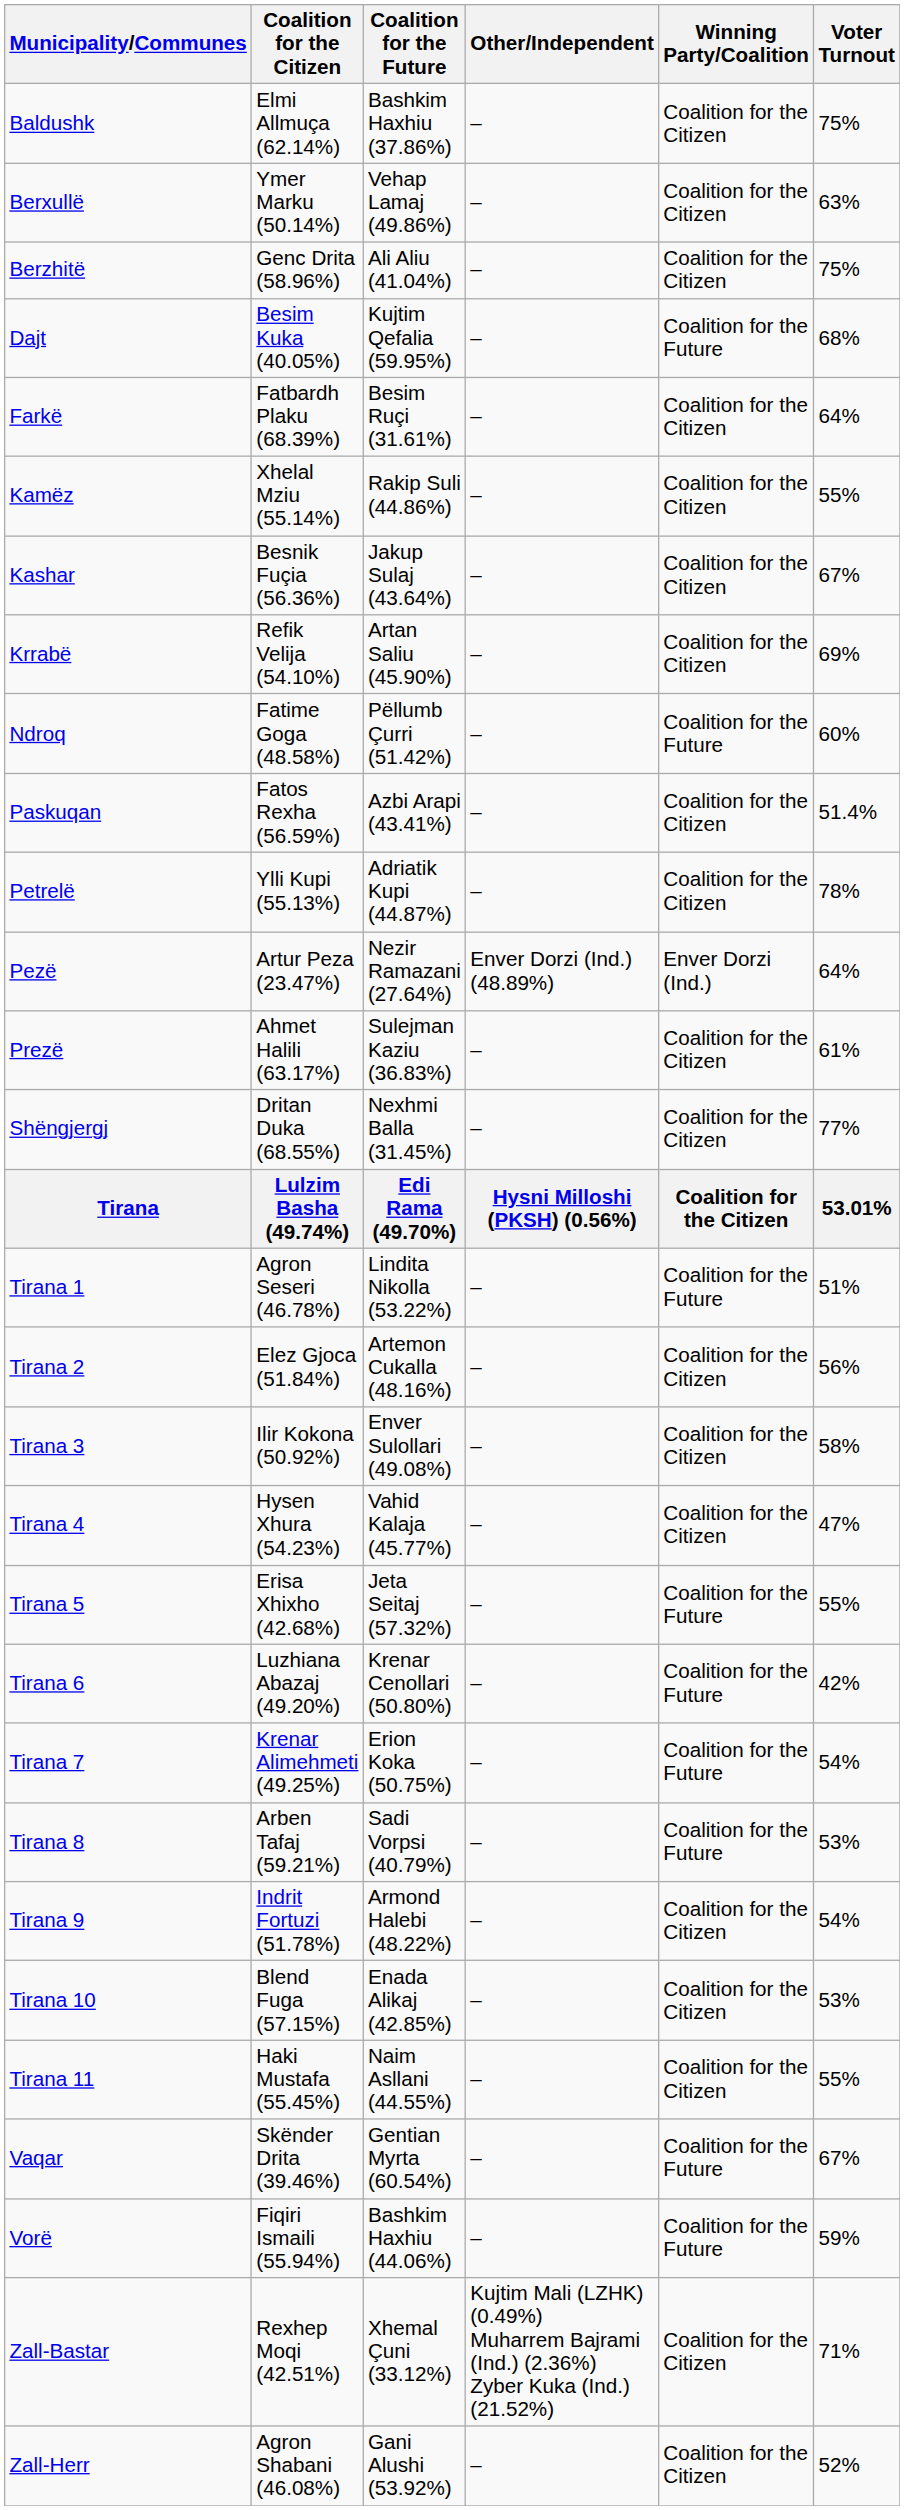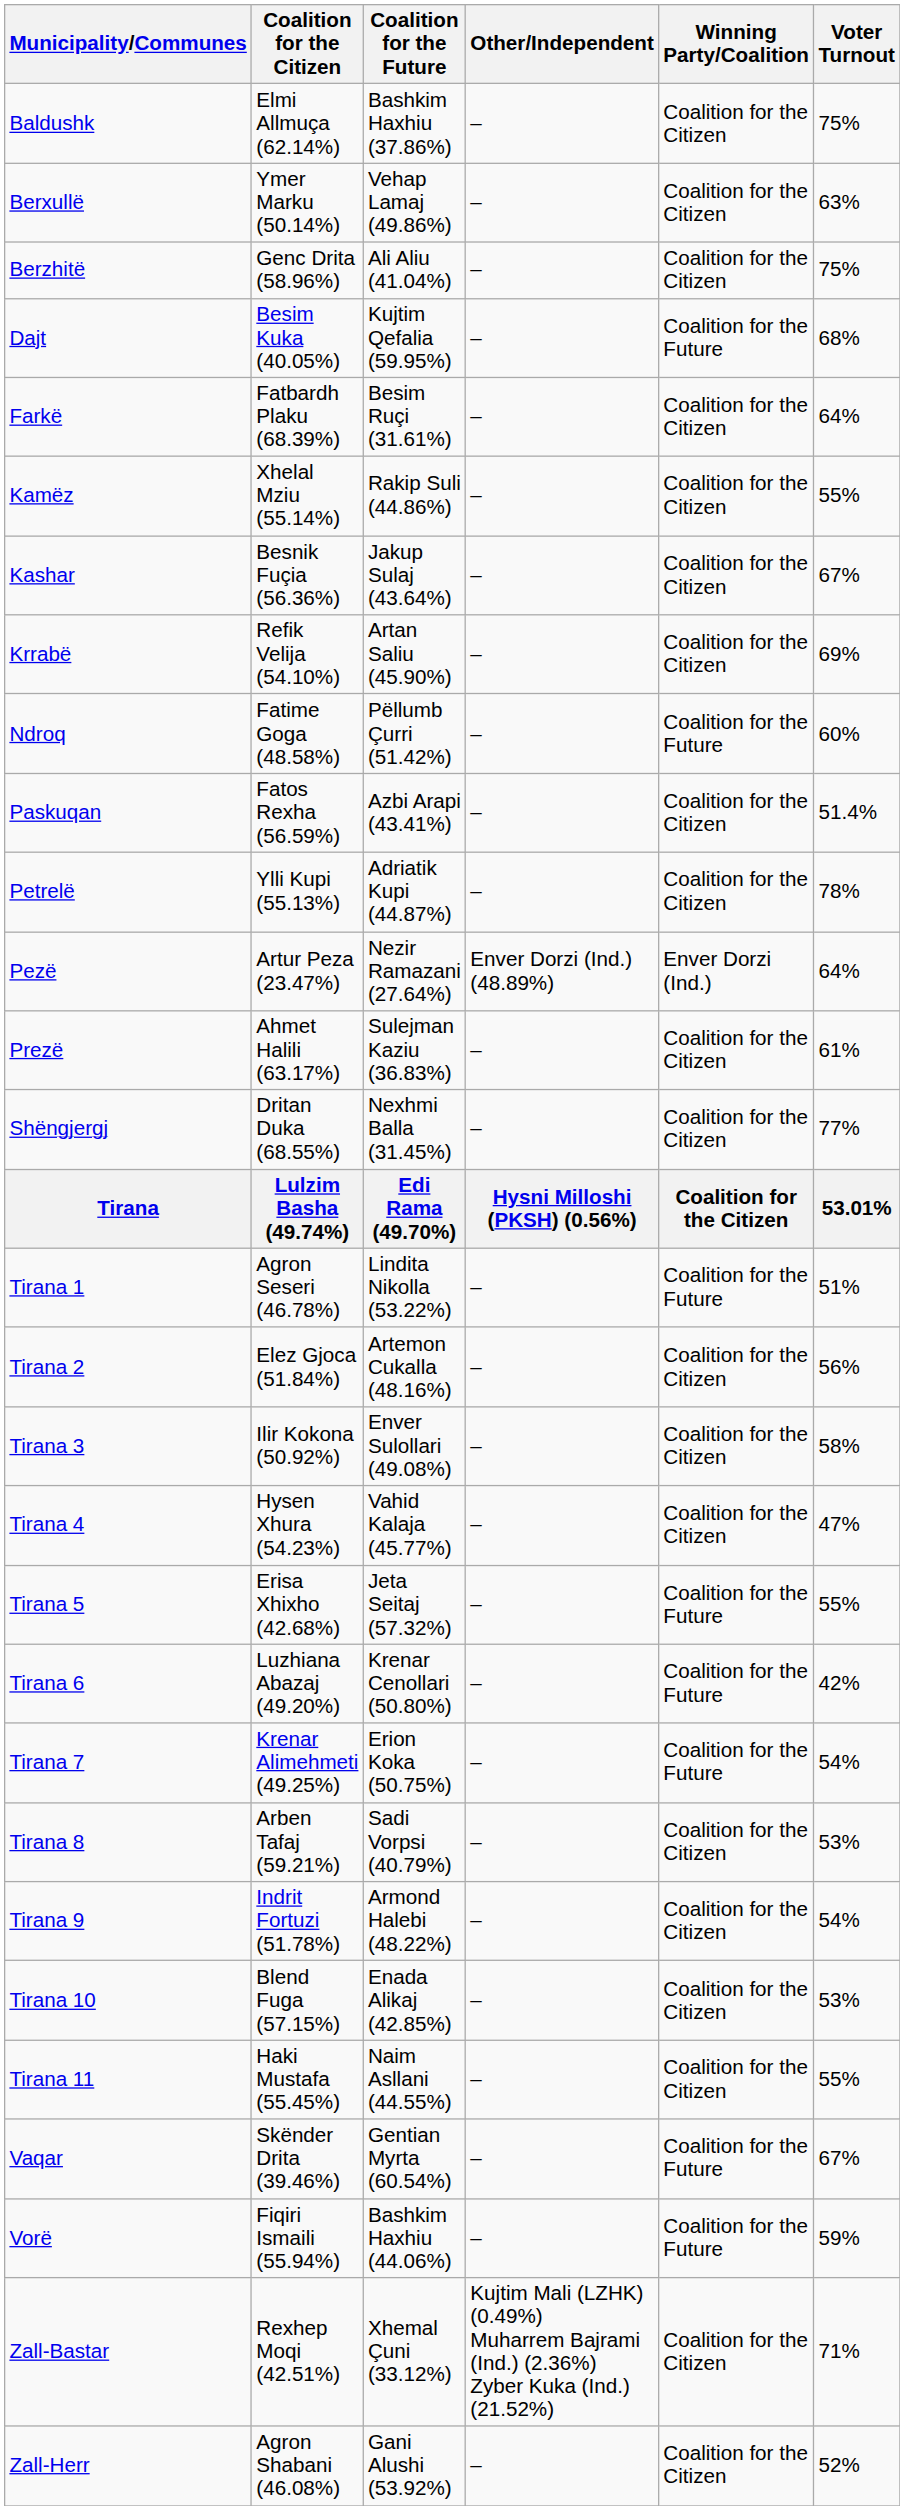(736, 1841) Coalition for the Future -> (736, 1841) Coalition for the Citizen
